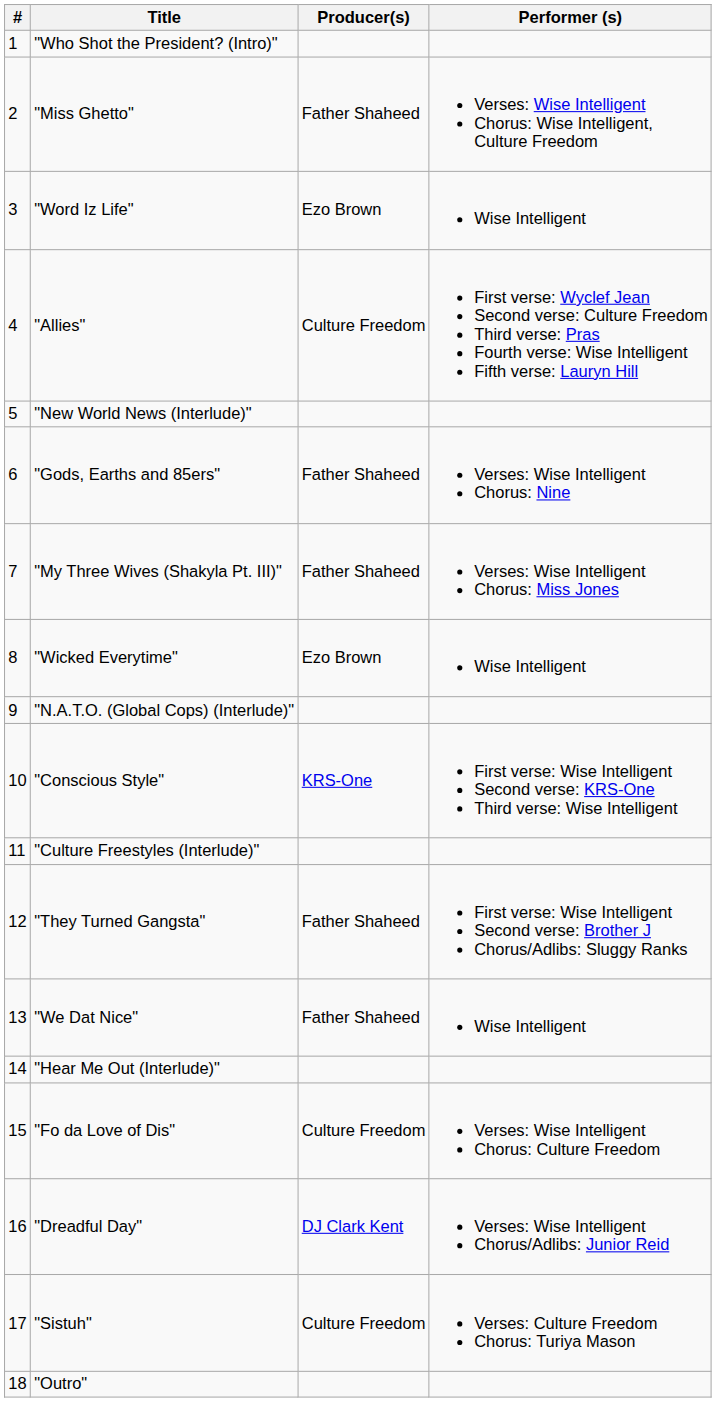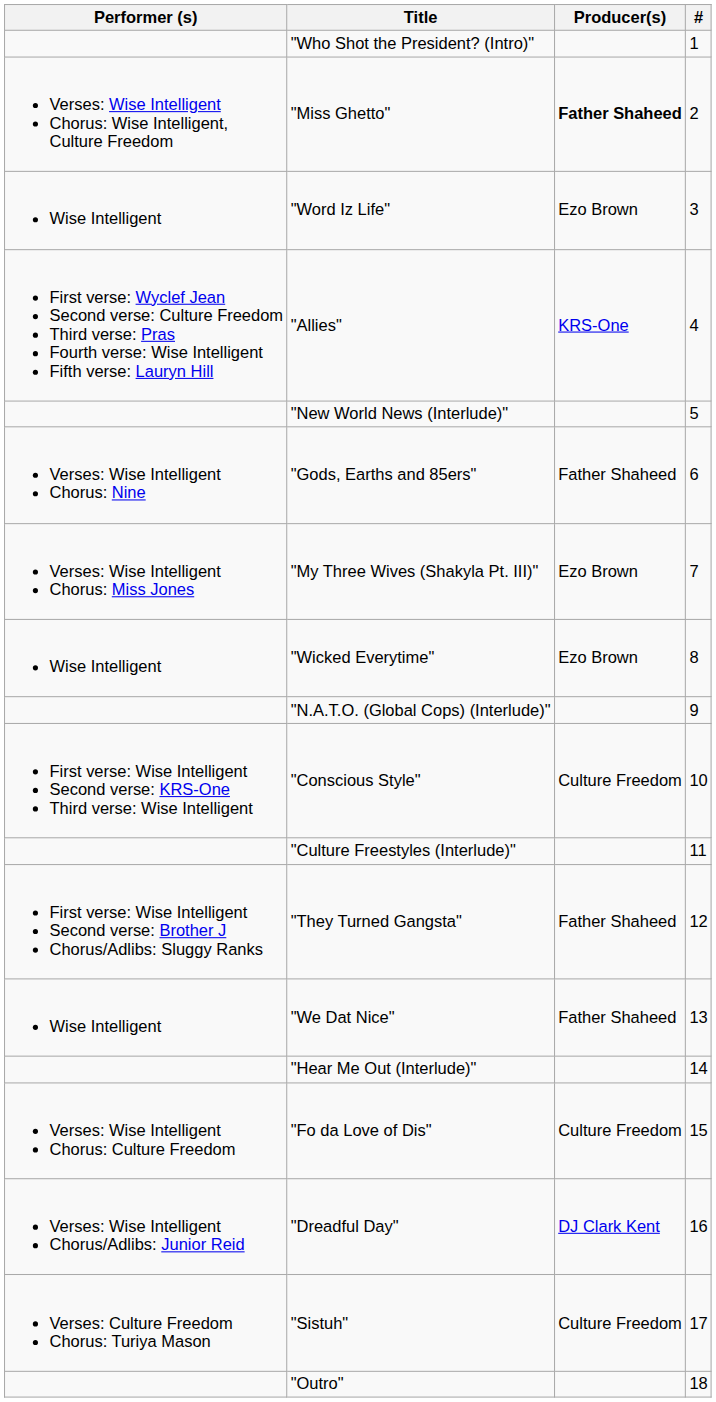columns swapped: (17, 17) <-> (570, 17)
(361, 114) normal -> (620, 114) bold
(364, 325) Culture Freedom -> (593, 325) KRS-One
(361, 571) Father Shaheed -> (598, 571) Ezo Brown
(337, 780) KRS-One -> (620, 780) Culture Freedom
